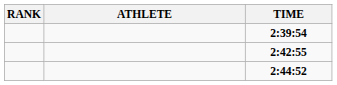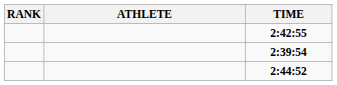rows swapped: (289, 33) <-> (289, 52)
